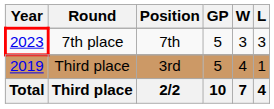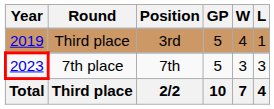rows swapped: (92, 66) <-> (93, 41)
